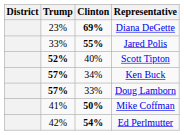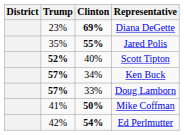(58, 43) 33% -> (58, 43) 35%
